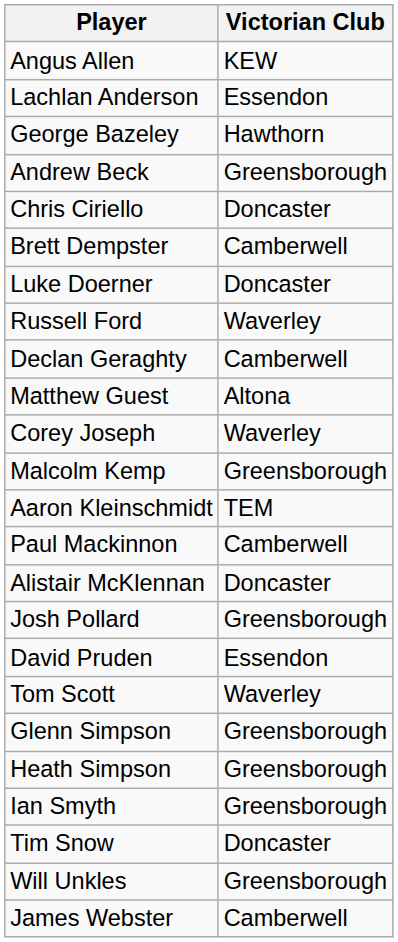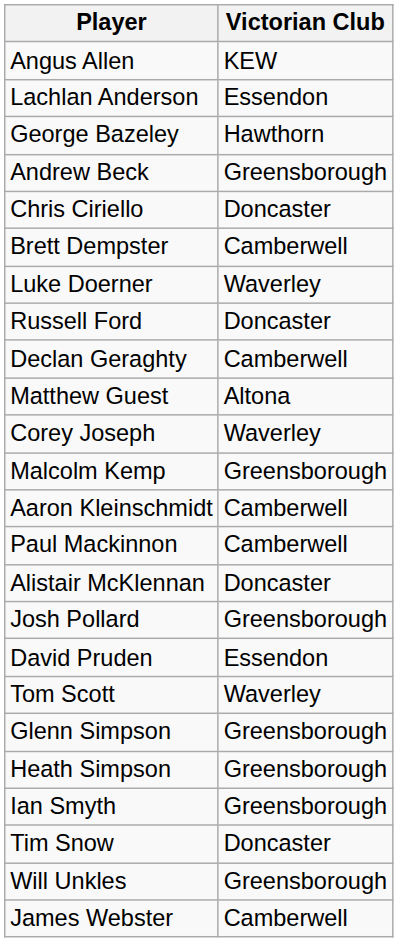(277, 284) Doncaster -> (272, 284) Waverley
(272, 321) Waverley -> (277, 321) Doncaster
(248, 508) TEM -> (286, 508) Camberwell
